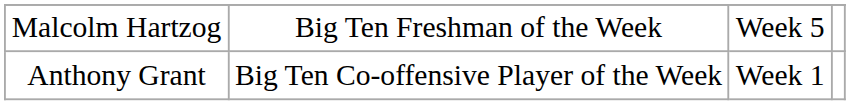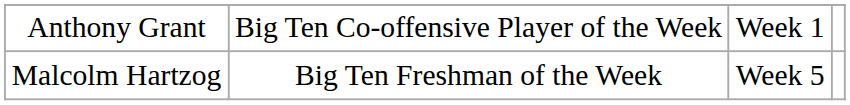rows swapped: (117, 74) <-> (117, 27)
